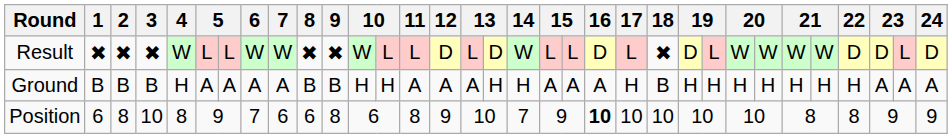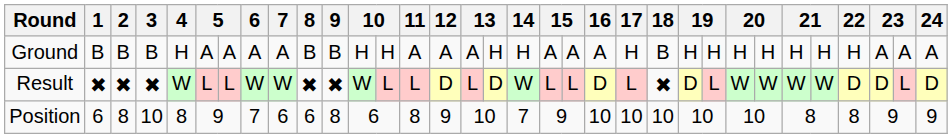rows swapped: (45, 85) <-> (45, 52)
(600, 116) bold -> (600, 116) normal
